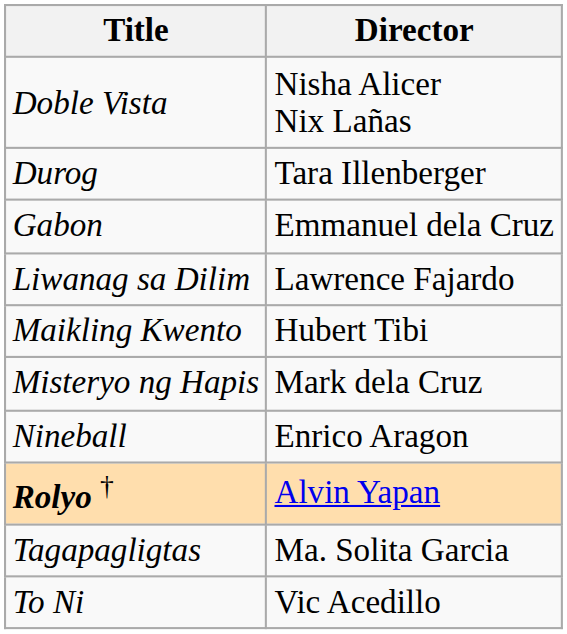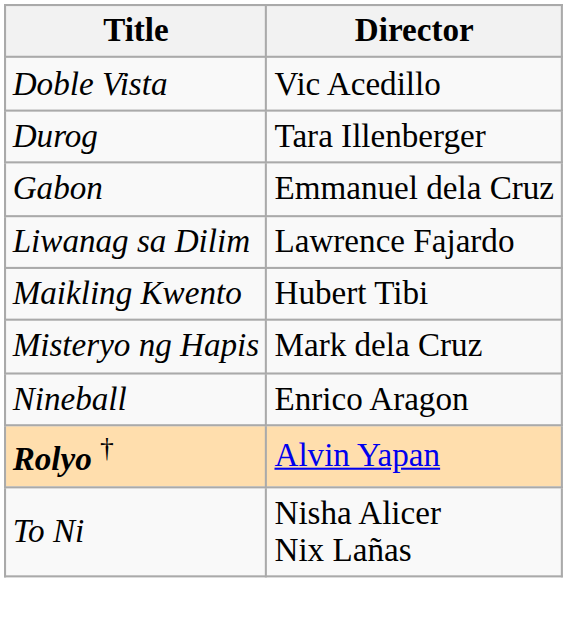(358, 101) Nisha Alicer Nix Lañas -> (358, 83) Vic Acedillo
- row: (107, 549)
(358, 602) Vic Acedillo -> (358, 531) Nisha Alicer Nix Lañas
